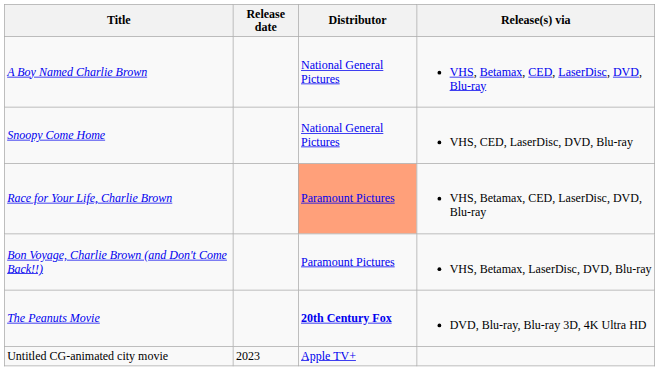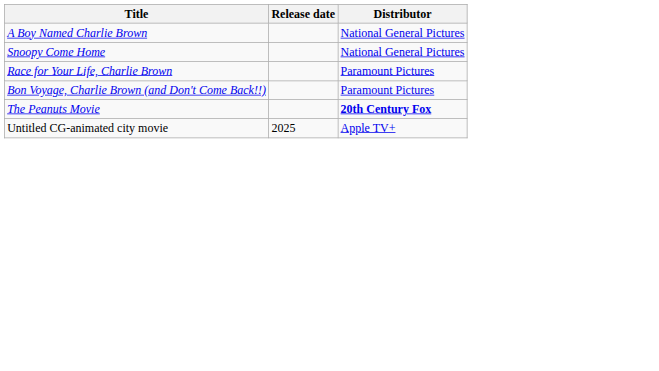- column: (536, 20)
(348, 198) lightsalmon background -> (387, 71) no background
(248, 356) 2023 -> (283, 128) 2025
